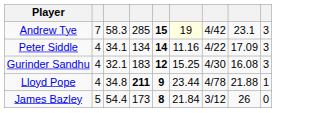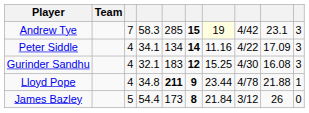+ column: (109, 13)
